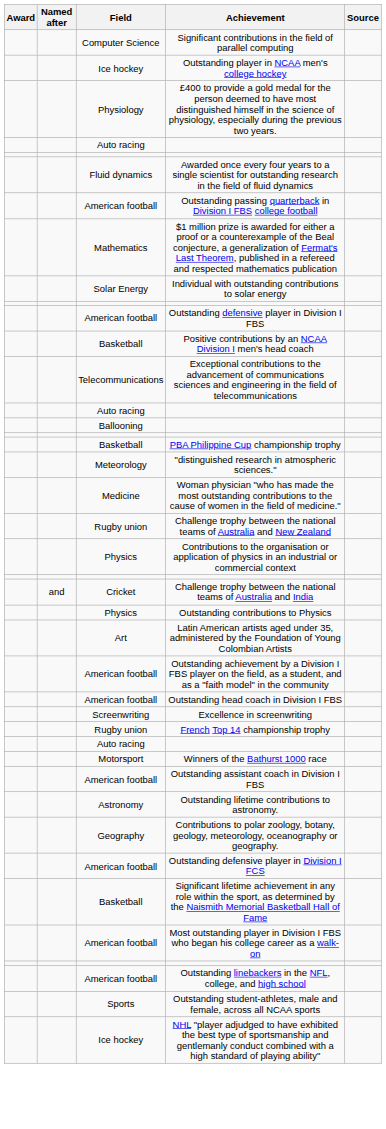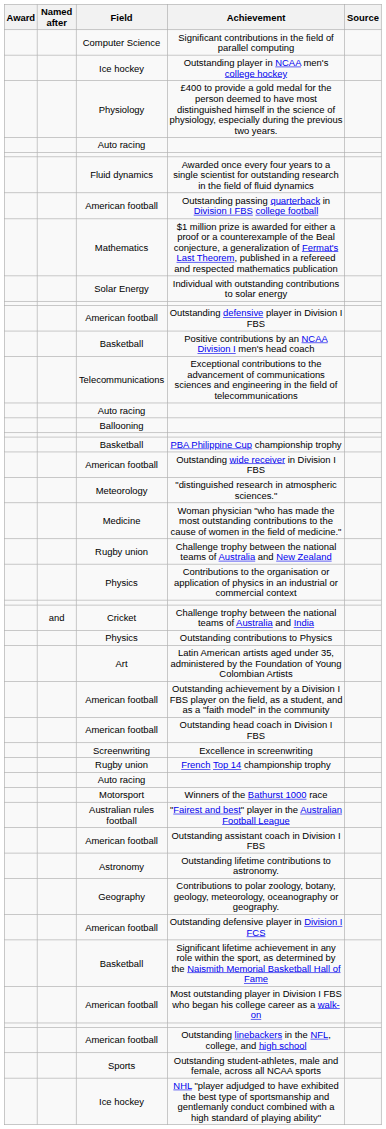+ row: (122, 465)
+ row: (122, 815)
